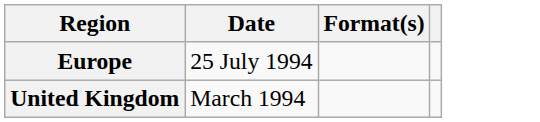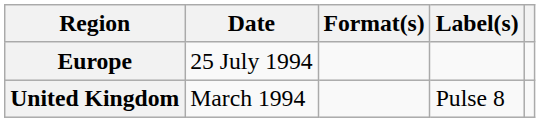+ column: (477, 23)
